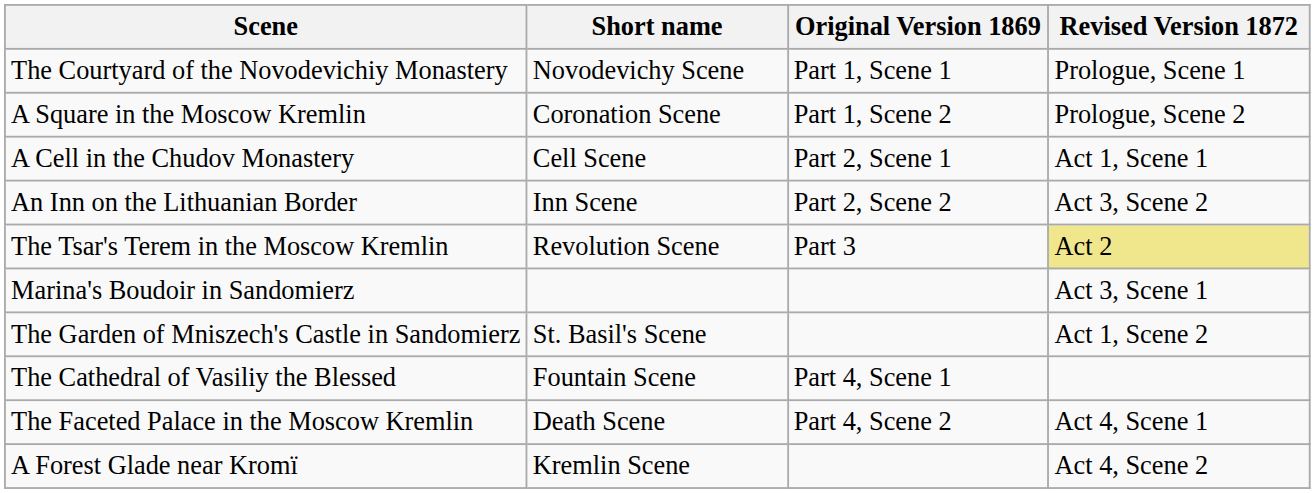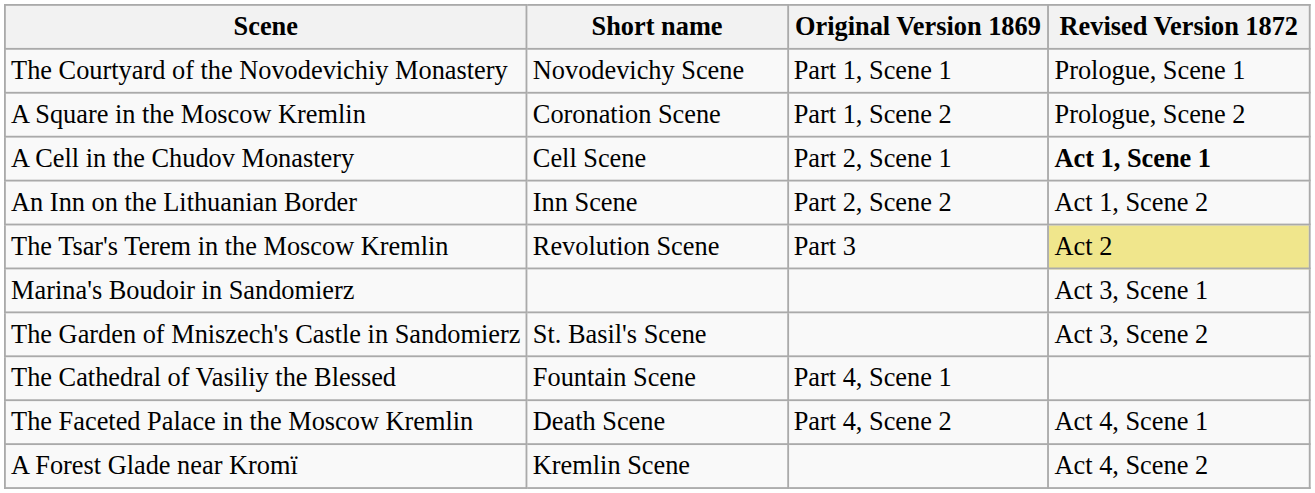(1131, 158) normal -> (1133, 158) bold
(1131, 202) Act 3, Scene 2 -> (1131, 202) Act 1, Scene 2
(1131, 334) Act 1, Scene 2 -> (1131, 334) Act 3, Scene 2
